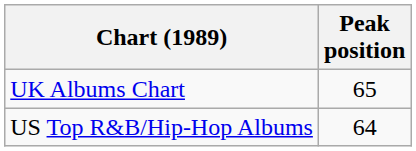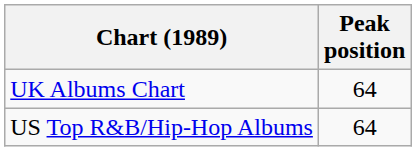(365, 88) 65 -> (365, 88) 64
